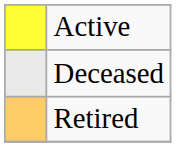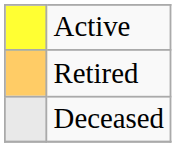rows swapped: (96, 118) <-> (109, 73)
